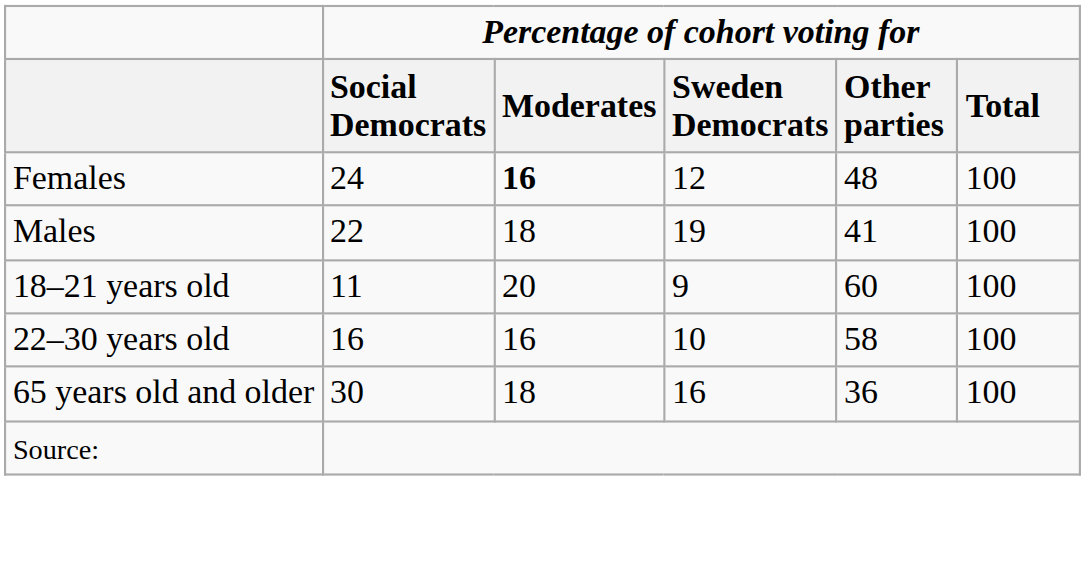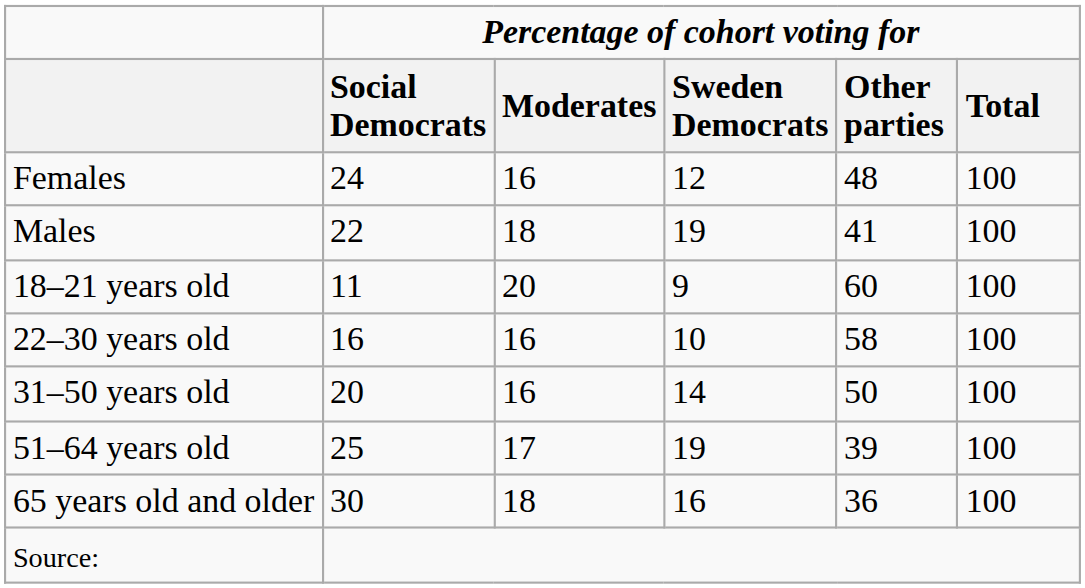(519, 178) bold -> (519, 178) normal
+ row: (121, 393)
+ row: (121, 447)
